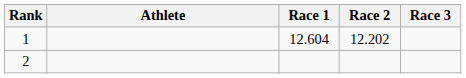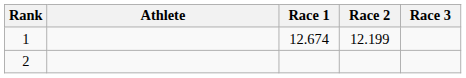(309, 38) 12.604 -> (309, 38) 12.674
(370, 38) 12.202 -> (370, 38) 12.199
